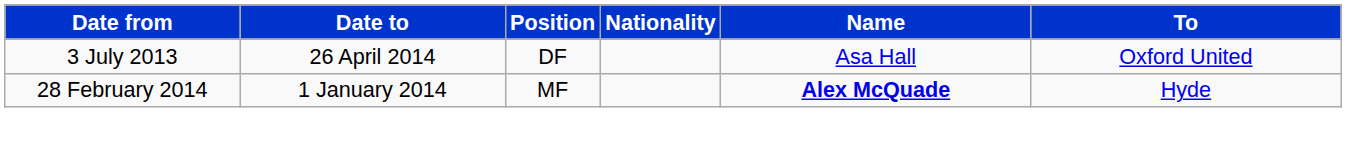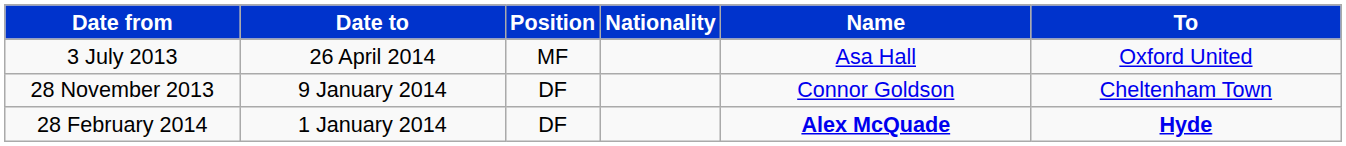(553, 56) DF -> (553, 56) MF
+ row: (122, 90)
(553, 90) MF -> (553, 125) DF
(1186, 90) normal -> (1186, 125) bold
